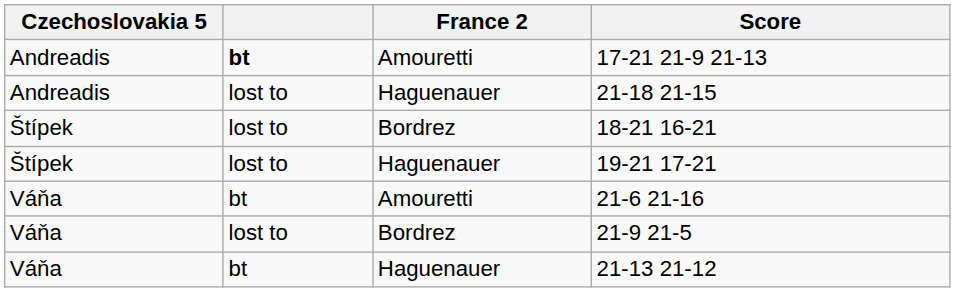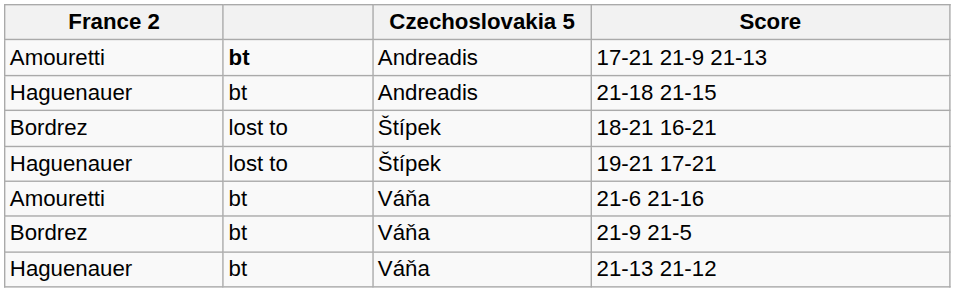columns swapped: (114, 22) <-> (482, 22)
(258, 92) lost to -> (238, 92) bt
(258, 233) lost to -> (238, 233) bt
